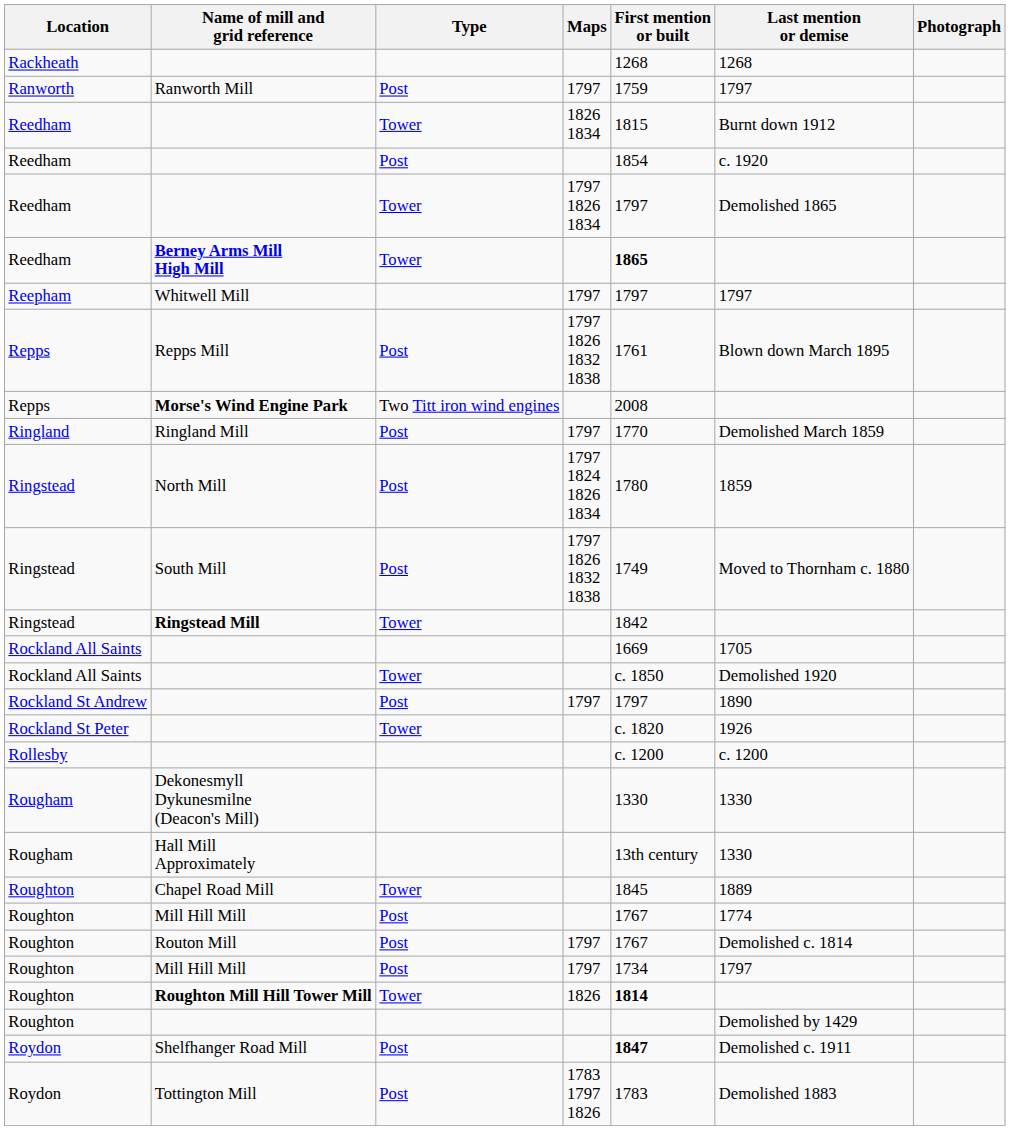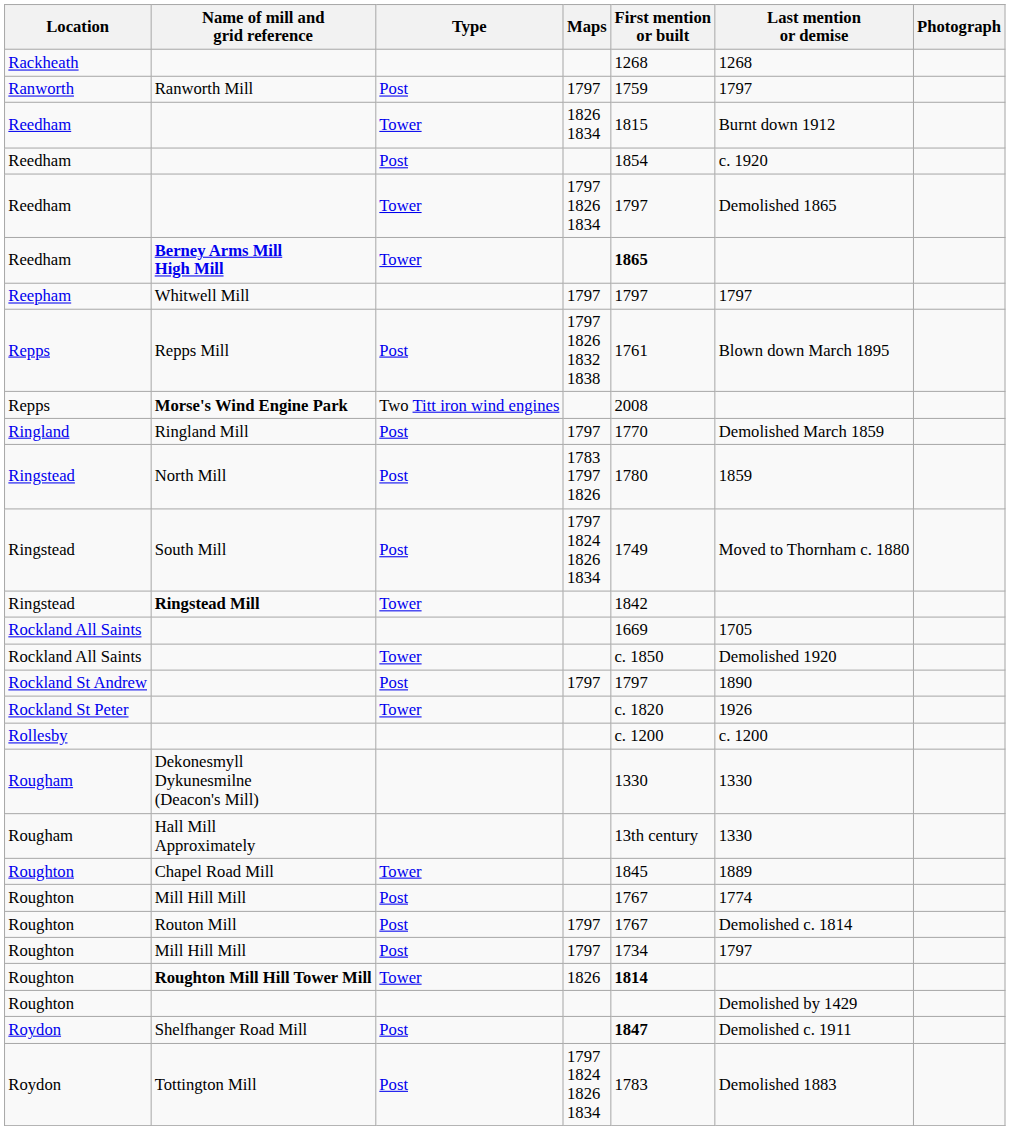(584, 485) 1797 1824 1826 1834 -> (584, 476) 1783 1797 1826
(584, 568) 1797 1826 1832 1838 -> (584, 549) 1797 1824 1826 1834
(584, 1093) 1783 1797 1826 -> (584, 1084) 1797 1824 1826 1834
